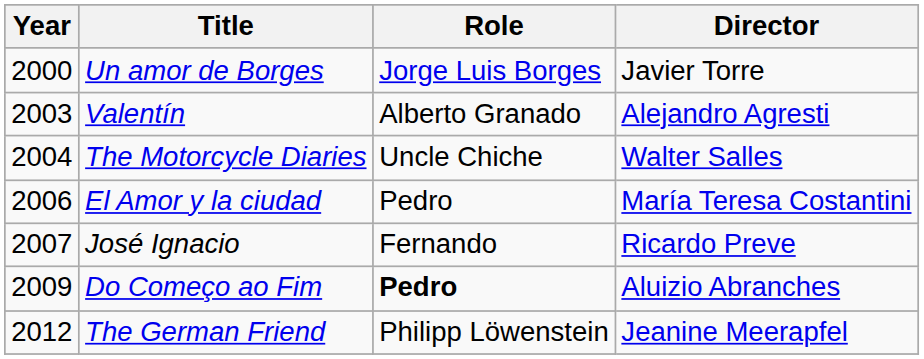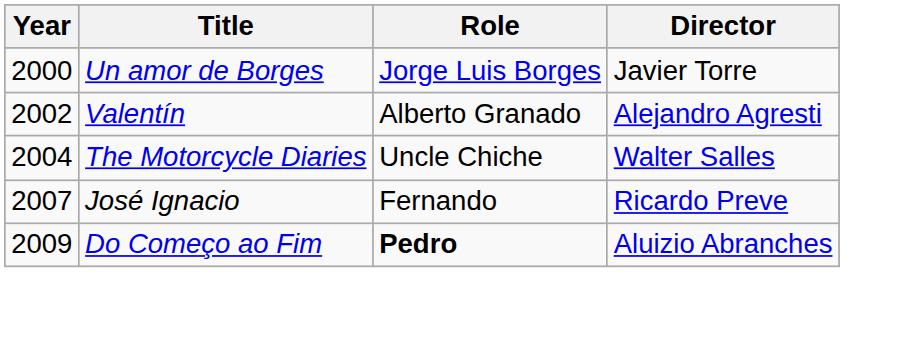(42, 113) 2003 -> (42, 113) 2002
- row: (203, 200)
- row: (205, 331)
